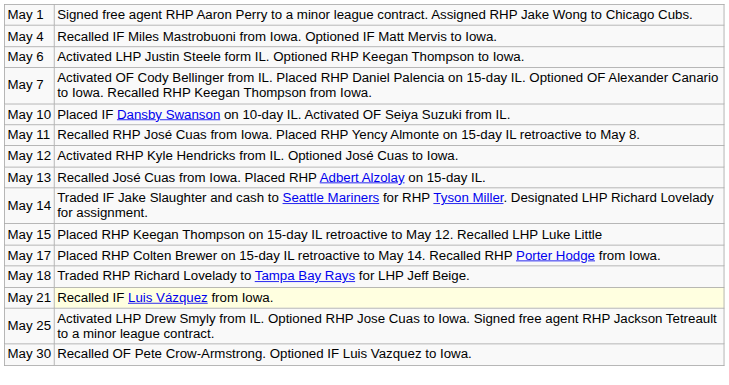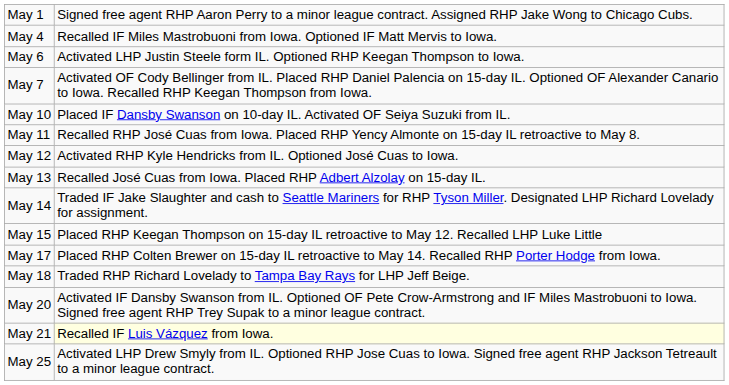+ row: (29, 305)
- row: (29, 354)
